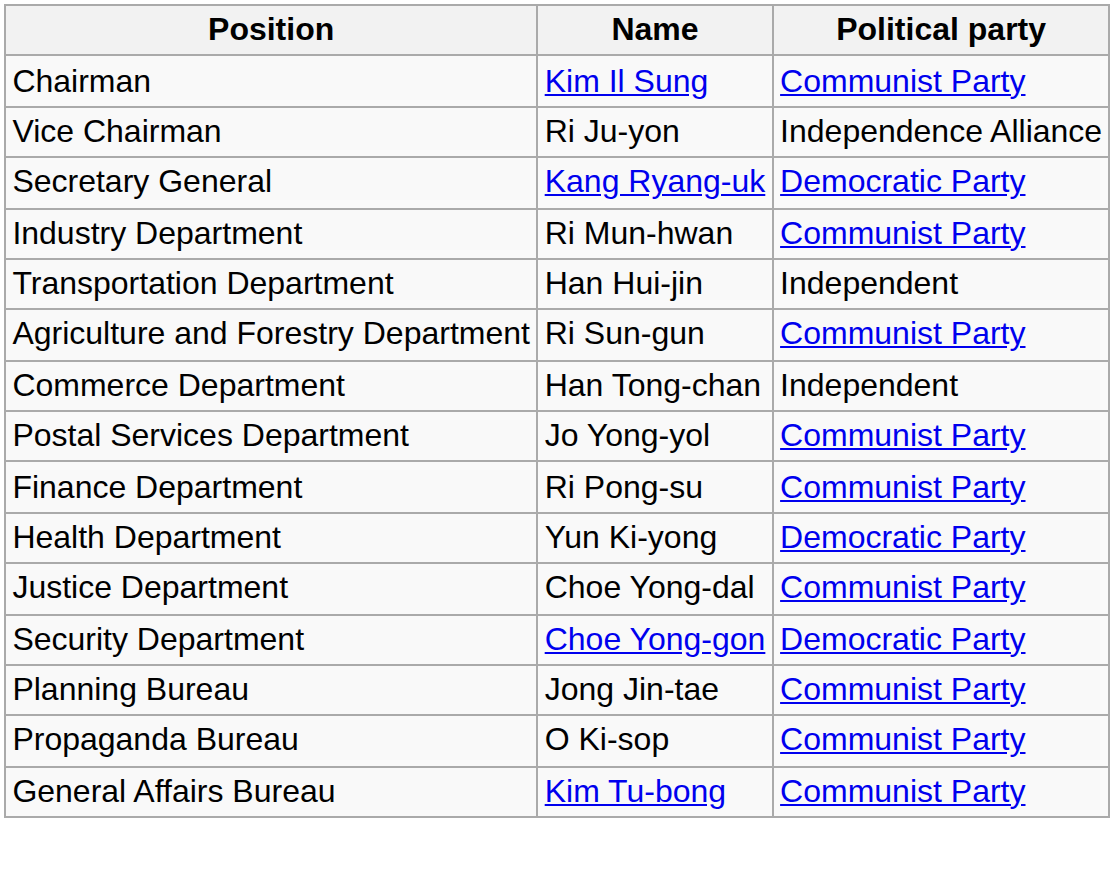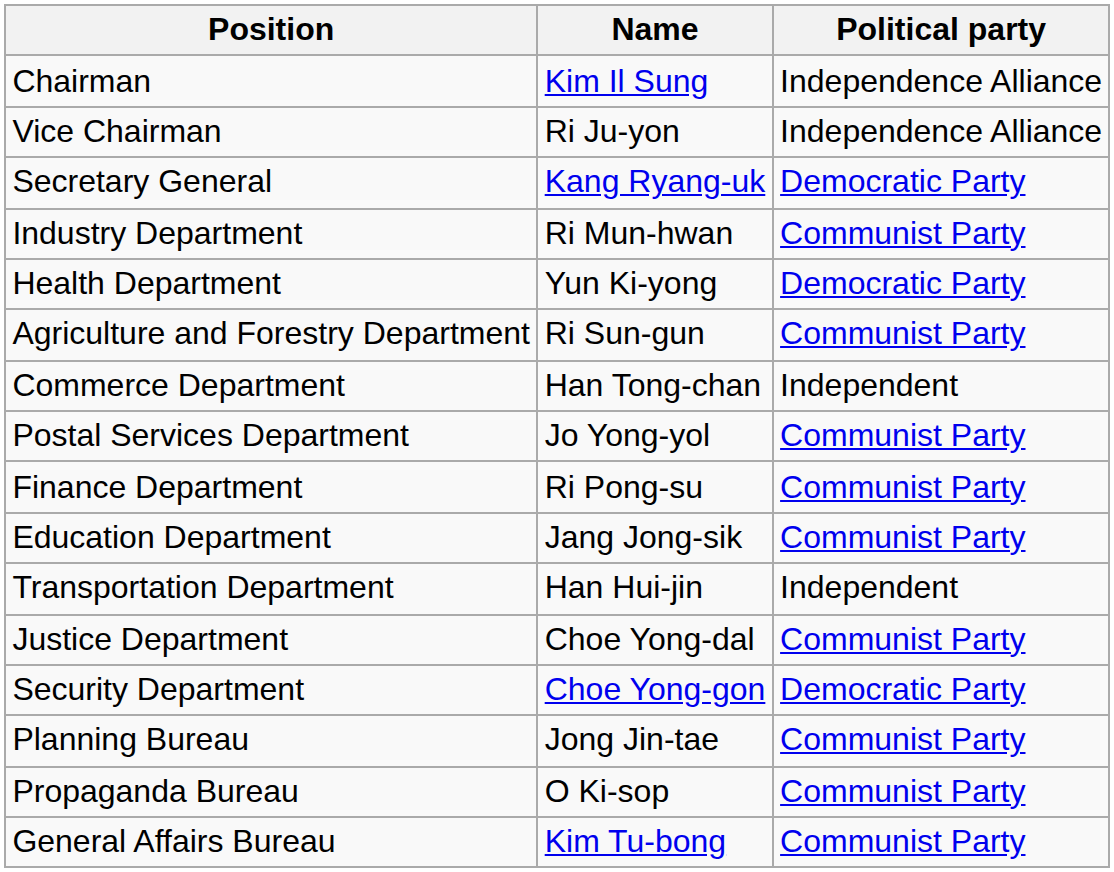(903, 80) Communist Party -> (941, 80) Independence Alliance
rows swapped: (203, 283) <-> (147, 537)
+ row: (172, 537)
